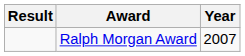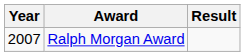columns swapped: (220, 16) <-> (30, 16)
